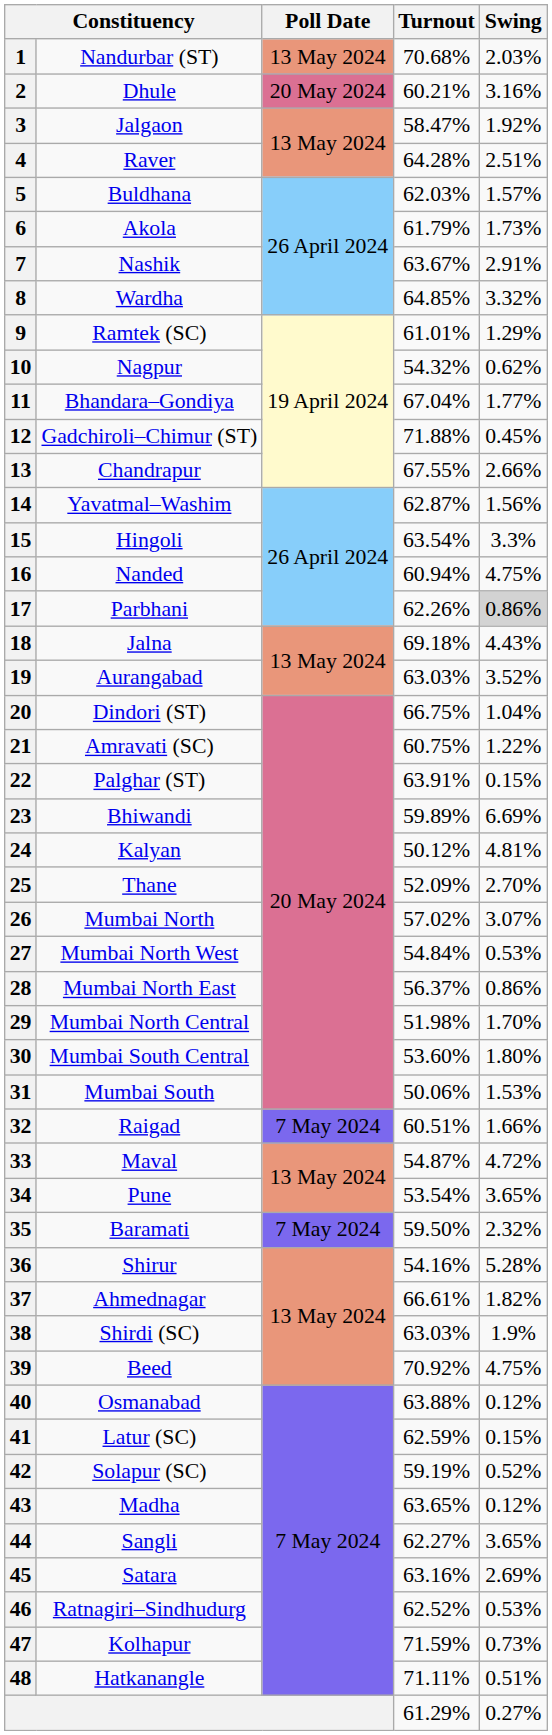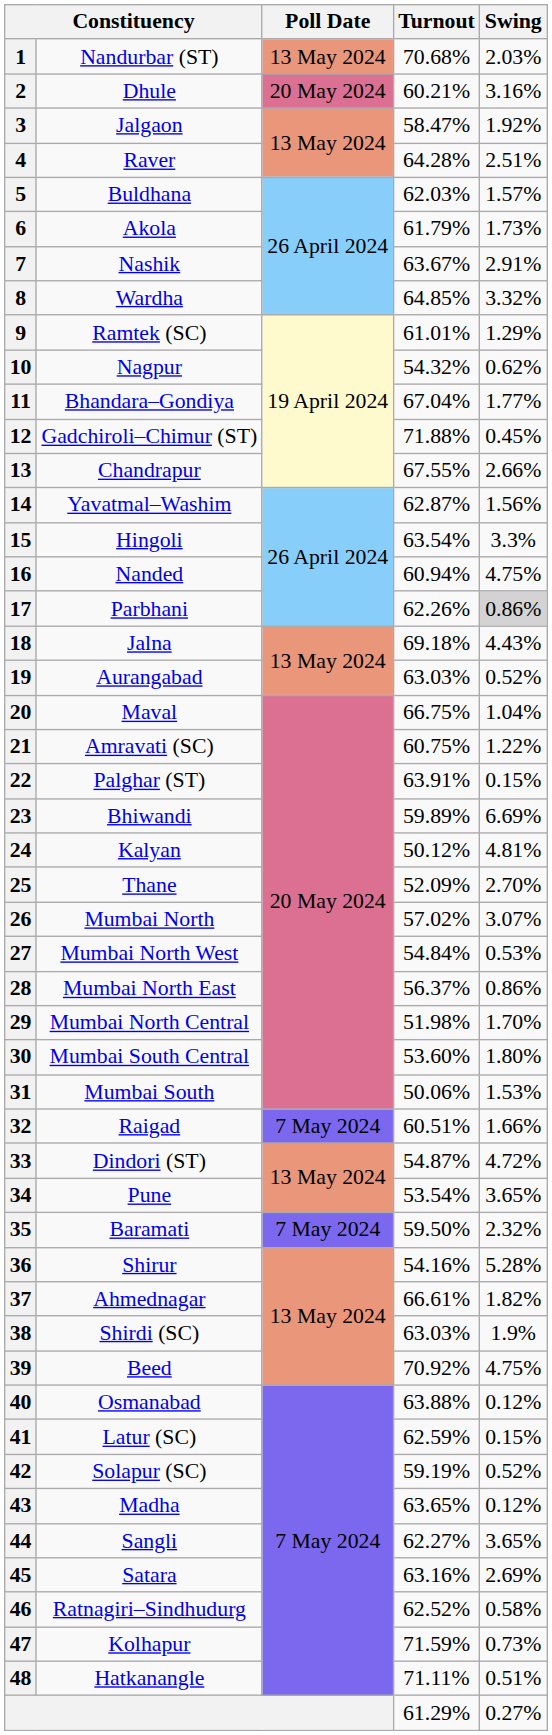(513, 677) 3.52% -> (513, 677) 0.52%
(149, 711) Dindori (ST) -> (149, 711) Maval
(149, 1160) Maval -> (149, 1160) Dindori (ST)
(513, 1609) 0.53% -> (513, 1609) 0.58%
